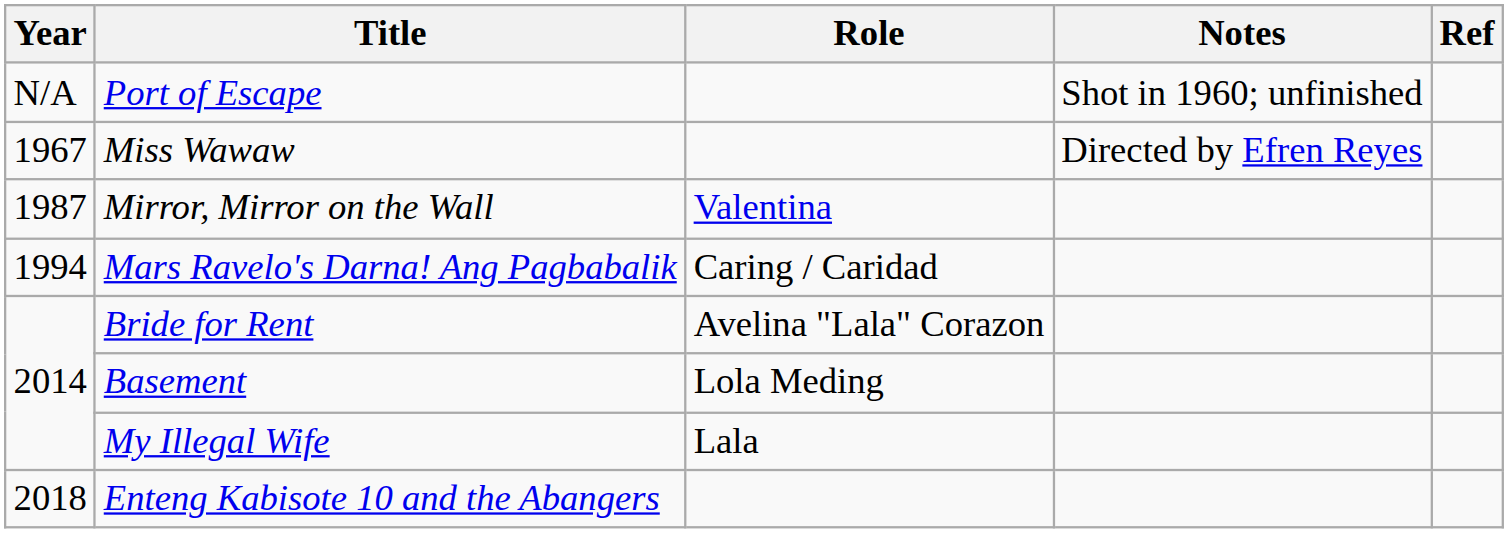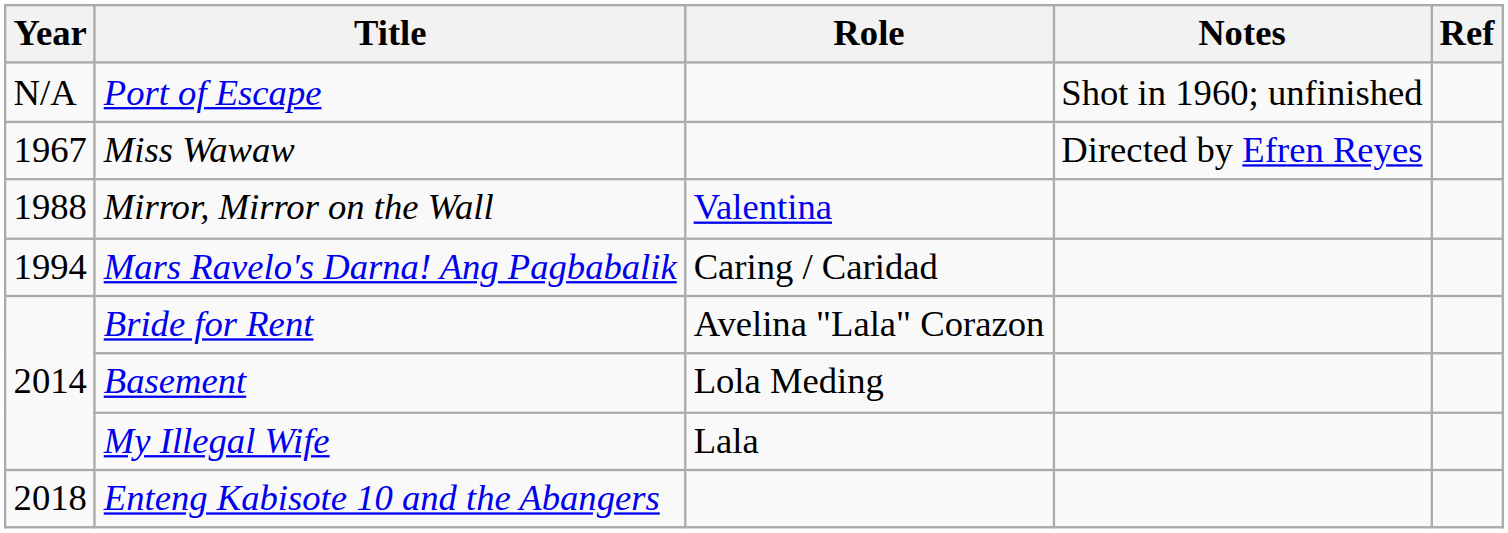(50, 207) 1987 -> (50, 207) 1988
